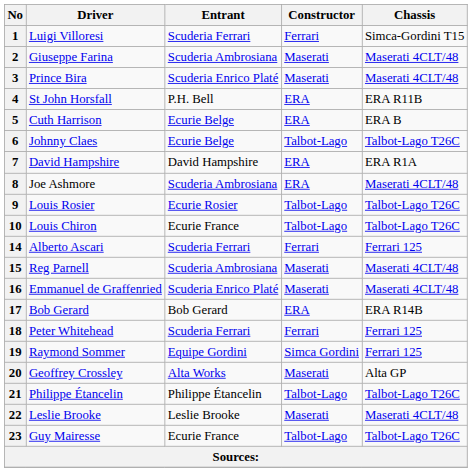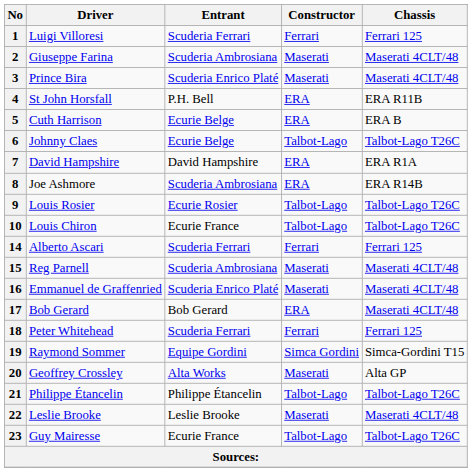(415, 36) Simca-Gordini T15 -> (393, 36) Ferrari 125
(412, 183) Maserati 4CLT/48 -> (394, 183) ERA R14B
(394, 309) ERA R14B -> (412, 309) Maserati 4CLT/48
(393, 352) Ferrari 125 -> (415, 352) Simca-Gordini T15
